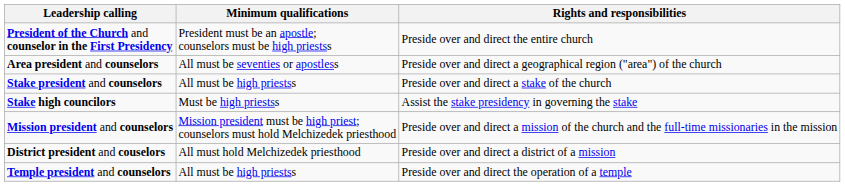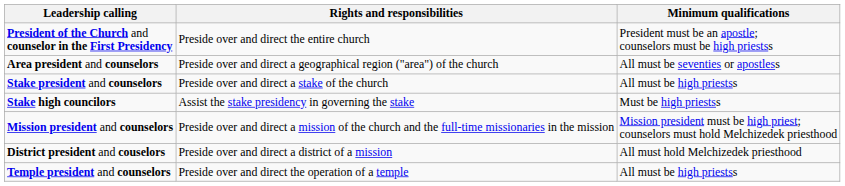columns swapped: (287, 13) <-> (619, 13)
